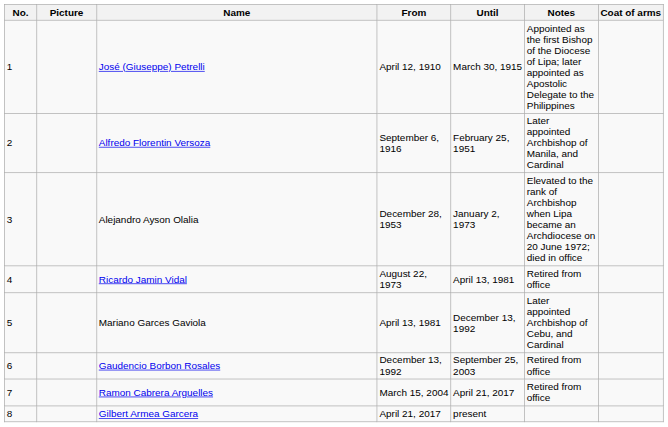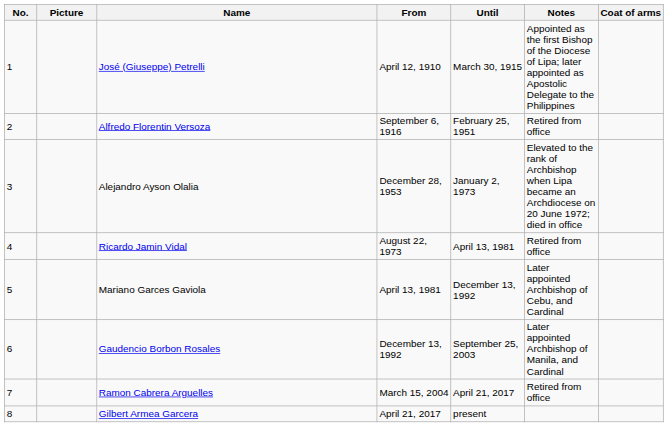(557, 143) Later appointed Archbishop of Manila, and Cardinal -> (554, 127) Retired from office
(554, 366) Retired from office -> (557, 350) Later appointed Archbishop of Manila, and Cardinal
